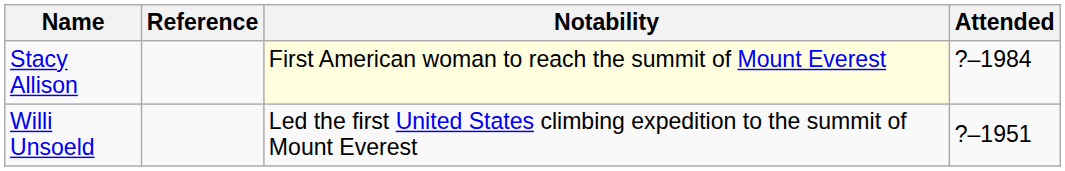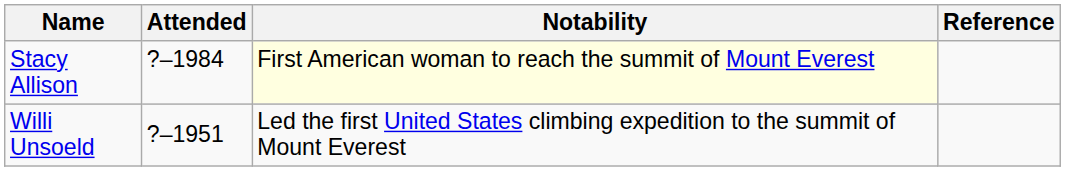columns swapped: (1005, 22) <-> (203, 22)
